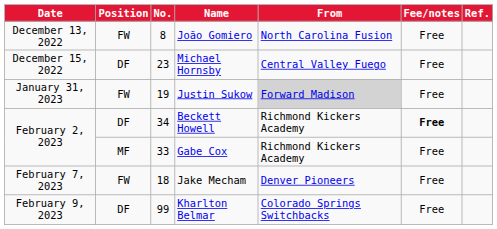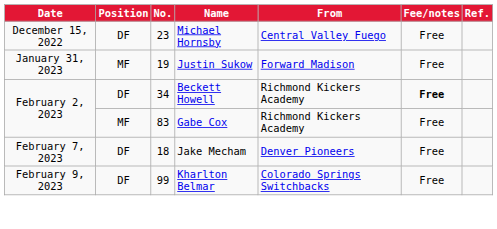- row: (215, 36)
(124, 94) FW -> (124, 65) MF
(308, 94) lightgrey background -> (308, 65) no background
(163, 152) 33 -> (163, 123) 83
(124, 181) FW -> (124, 152) DF
